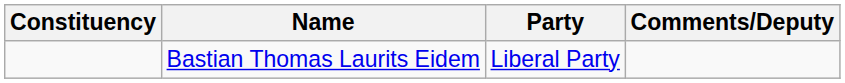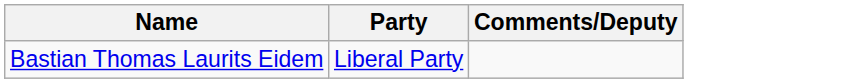- column: (83, 22)
